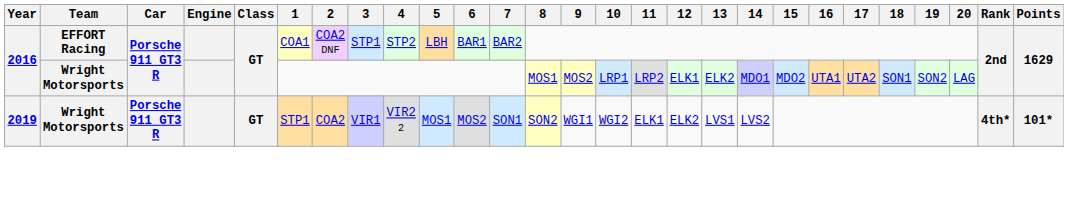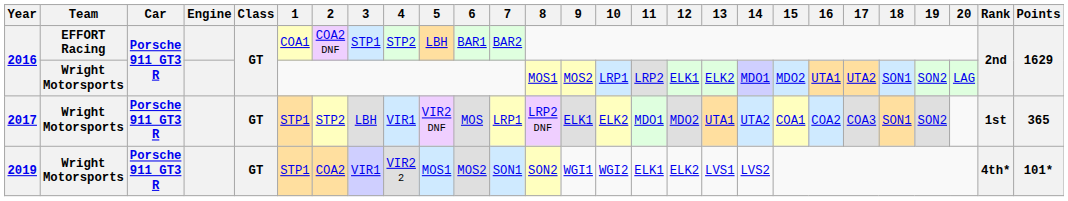+ row: (22, 121)
